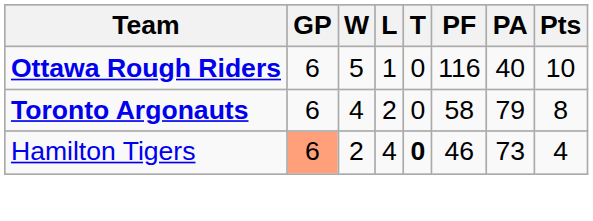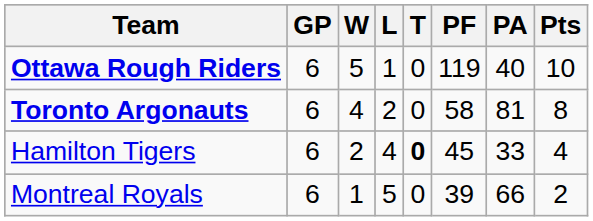(459, 67) 116 -> (459, 67) 119
(510, 109) 79 -> (510, 109) 81
(312, 151) lightsalmon background -> (312, 151) no background
(459, 151) 46 -> (459, 151) 45
(510, 151) 73 -> (510, 151) 33
+ row: (107, 194)
